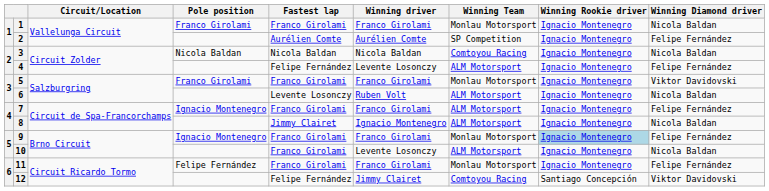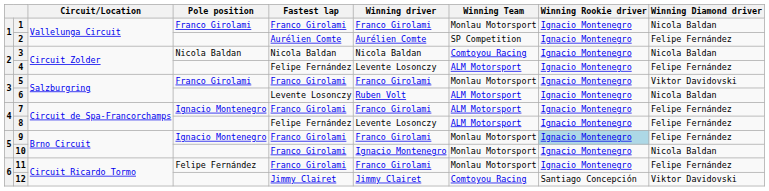(303, 123) Jimmy Clairet -> (311, 123) Felipe Fernández
(401, 123) Ignacio Montenegro -> (396, 123) Levente Losonczy
(684, 123) Nicola Baldan -> (691, 123) Felipe Fernández
(396, 151) Levente Losonczy -> (401, 151) Ignacio Montenegro
(486, 151) ALM Motorsport -> (494, 151) Monlau Motorsport
(311, 179) Felipe Fernández -> (303, 179) Jimmy Clairet
